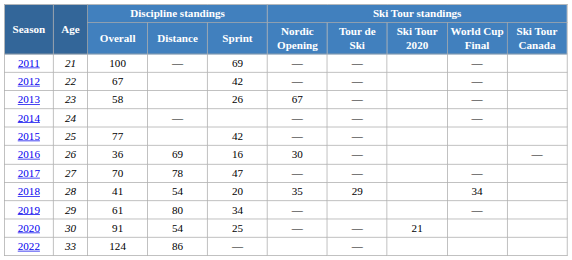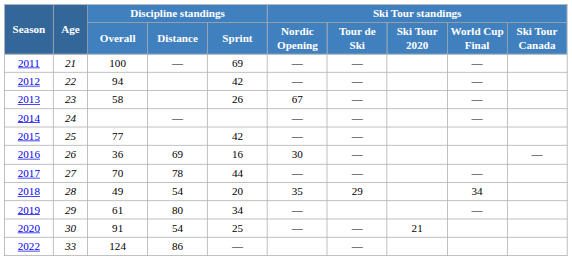(118, 81) 67 -> (118, 81) 94
(237, 173) 47 -> (237, 173) 44
(118, 191) 41 -> (118, 191) 49
